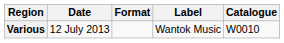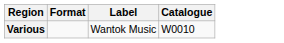- column: (80, 12)
